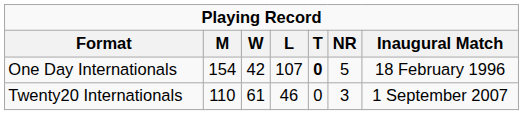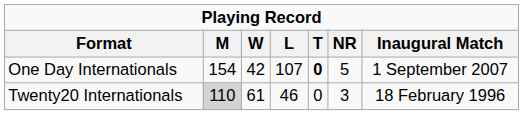(440, 69) 18 February 1996 -> (440, 69) 1 September 2007
(222, 95) no background -> (222, 95) lightgrey background
(440, 95) 1 September 2007 -> (440, 95) 18 February 1996
